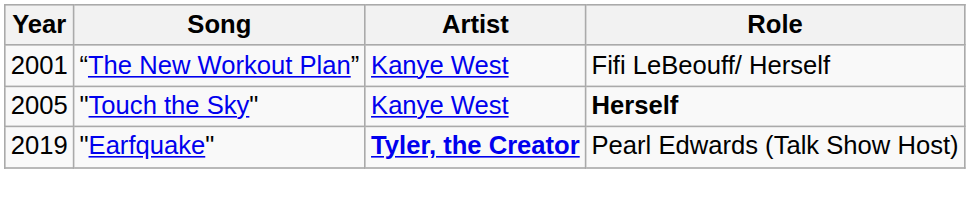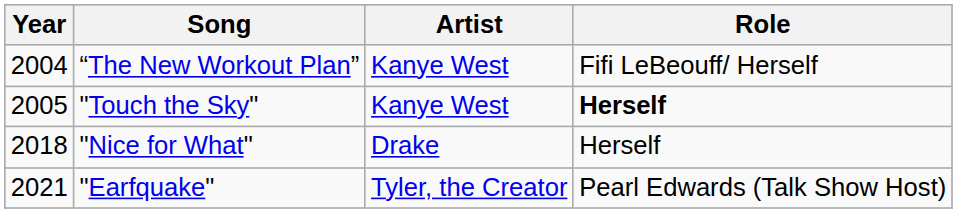(39, 65) 2001 -> (39, 65) 2004
+ row: (166, 146)
(39, 146) 2019 -> (39, 187) 2021
(475, 146) bold -> (469, 187) normal
